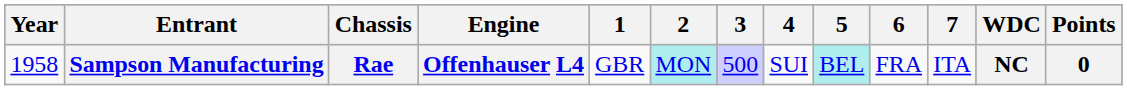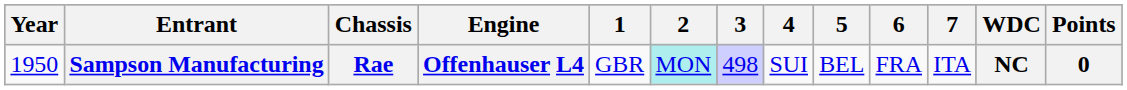(34, 64) 1958 -> (34, 64) 1950
(740, 64) 500 -> (740, 64) 498
(842, 64) paleturquoise background -> (842, 64) no background
